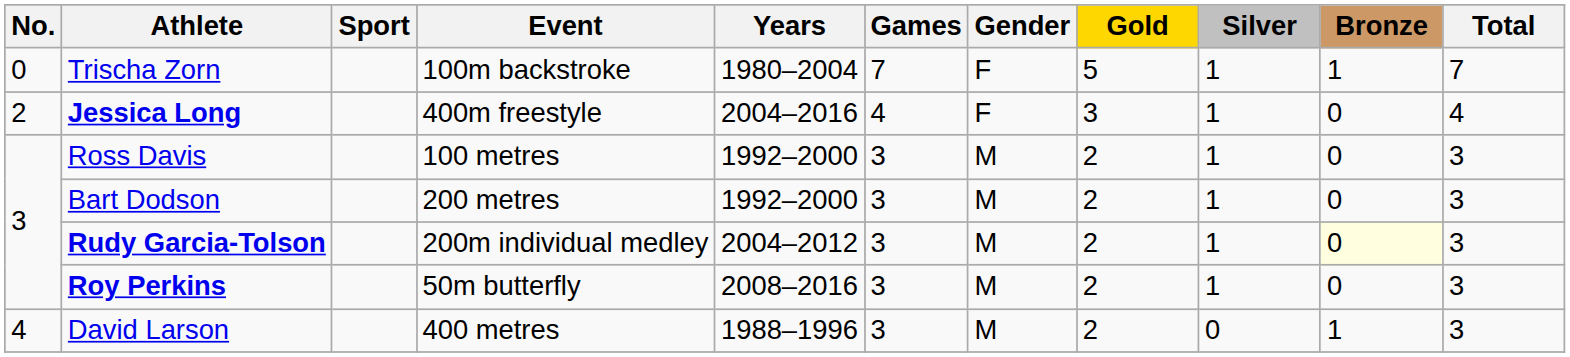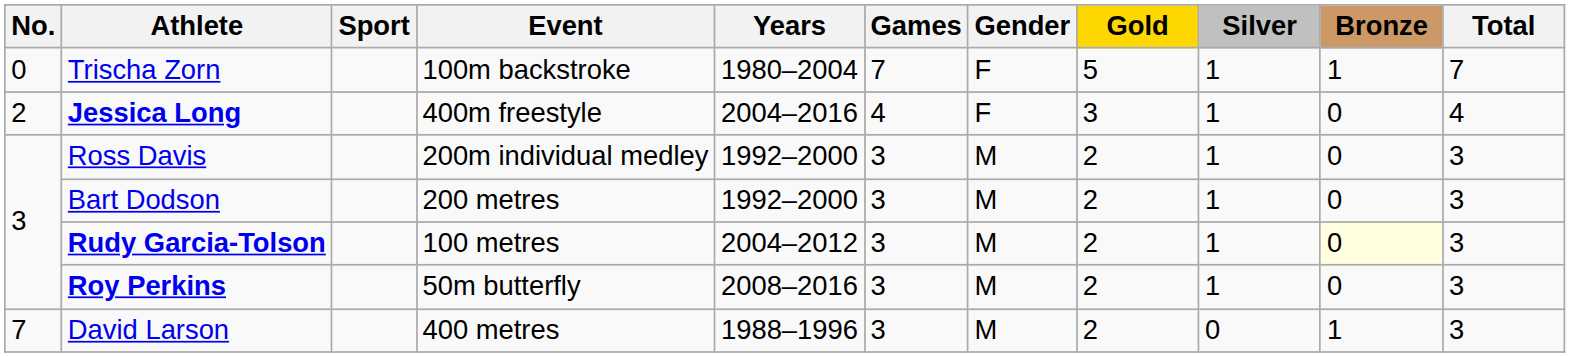(491, 156) 100 metres -> (565, 156) 200m individual medley
(565, 243) 200m individual medley -> (491, 243) 100 metres
(19, 329) 4 -> (19, 329) 7
